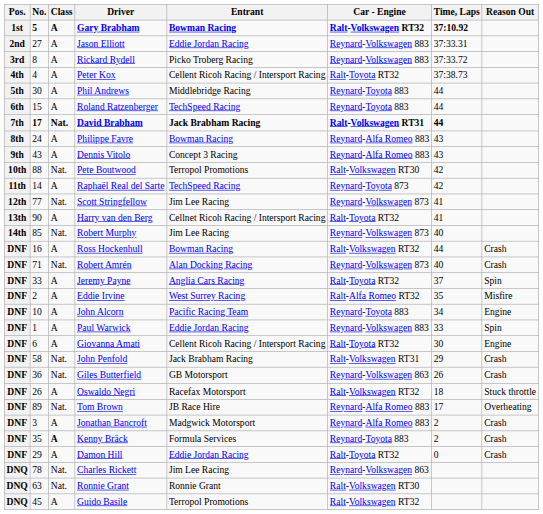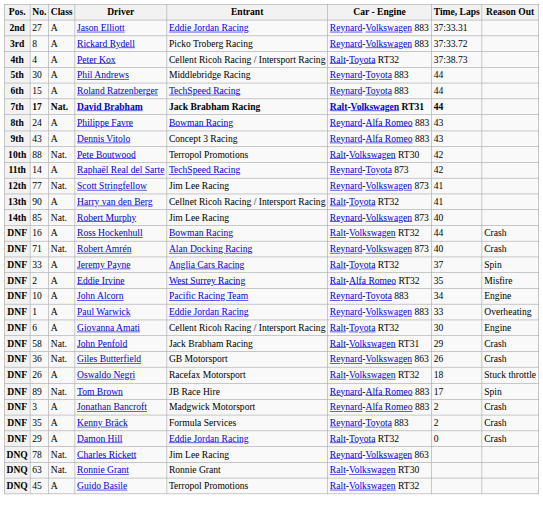- row: (108, 28)
(493, 328) Spin -> (508, 312) Overheating
(508, 407) Overheating -> (493, 391) Spin
(54, 438) bold -> (54, 423) normal
